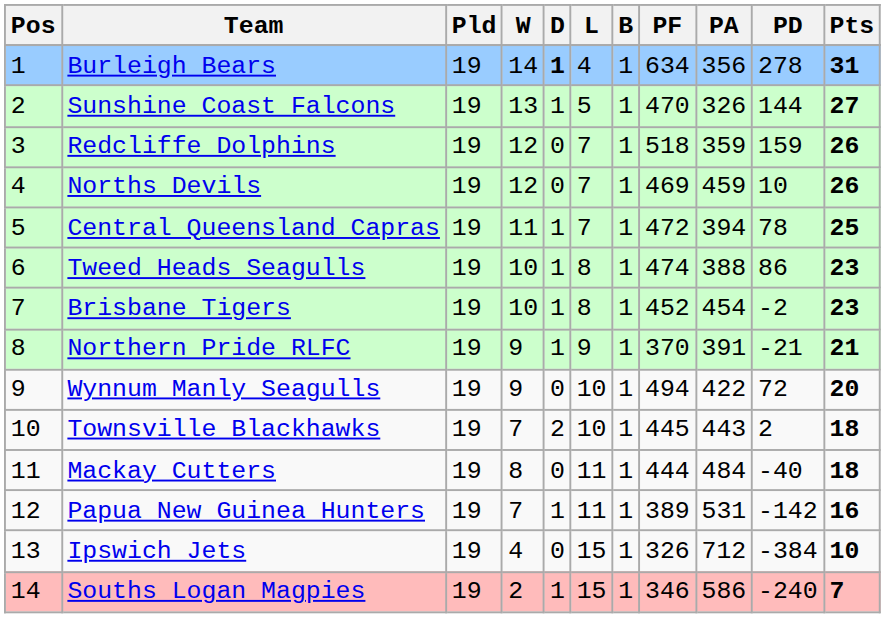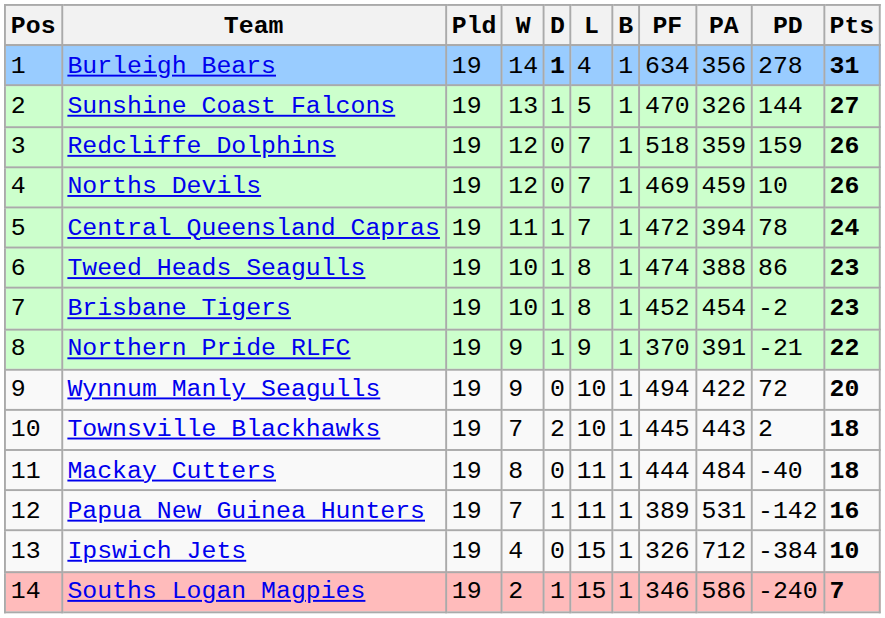(844, 228) 25 -> (844, 228) 24
(844, 349) 21 -> (844, 349) 22
